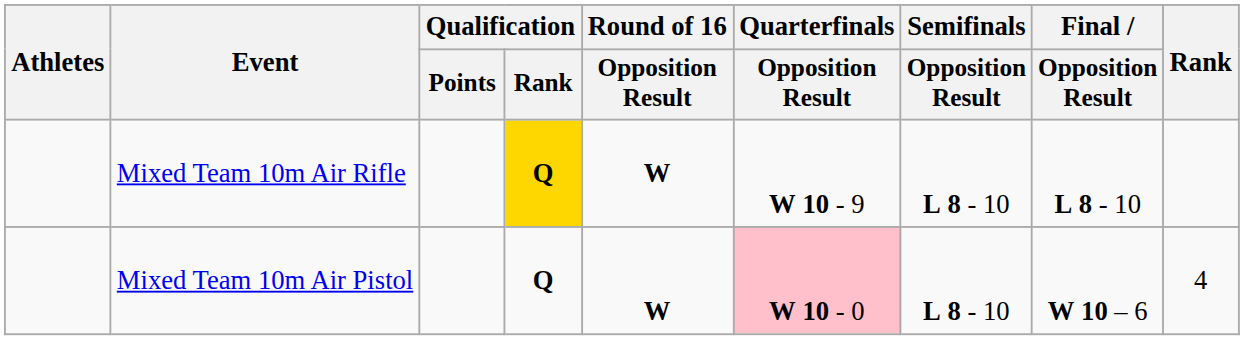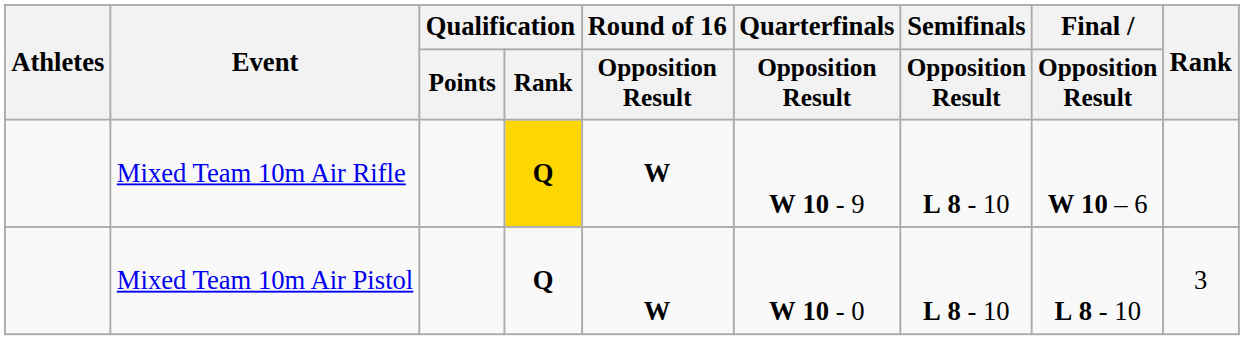(1098, 204) L 8 - 10 -> (1098, 204) W 10 – 6
(817, 311) pink background -> (817, 311) no background
(1098, 311) W 10 – 6 -> (1098, 311) L 8 - 10
(1201, 280) 4 -> (1201, 280) 3
